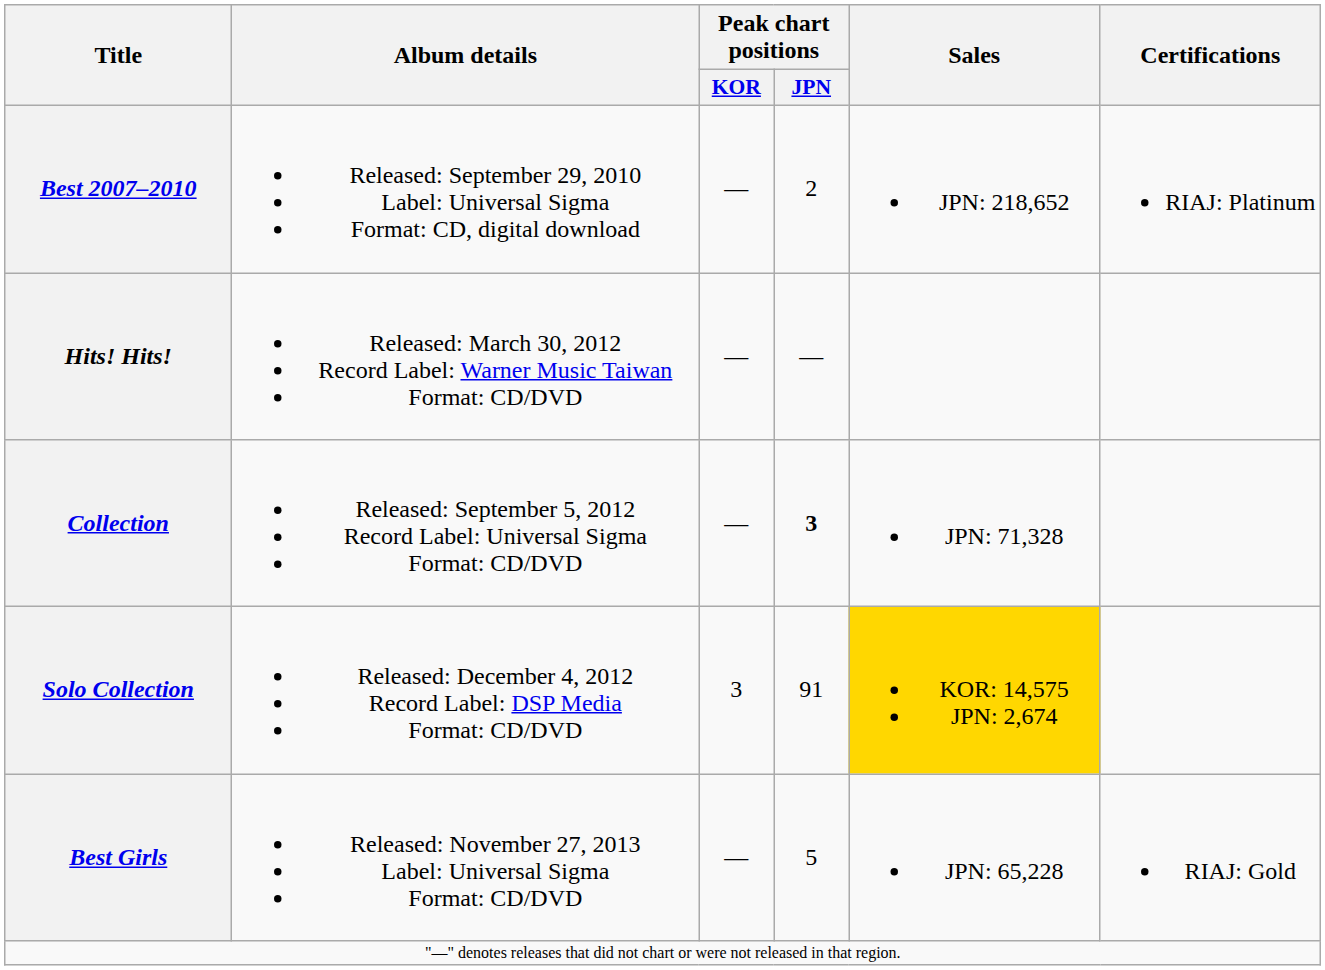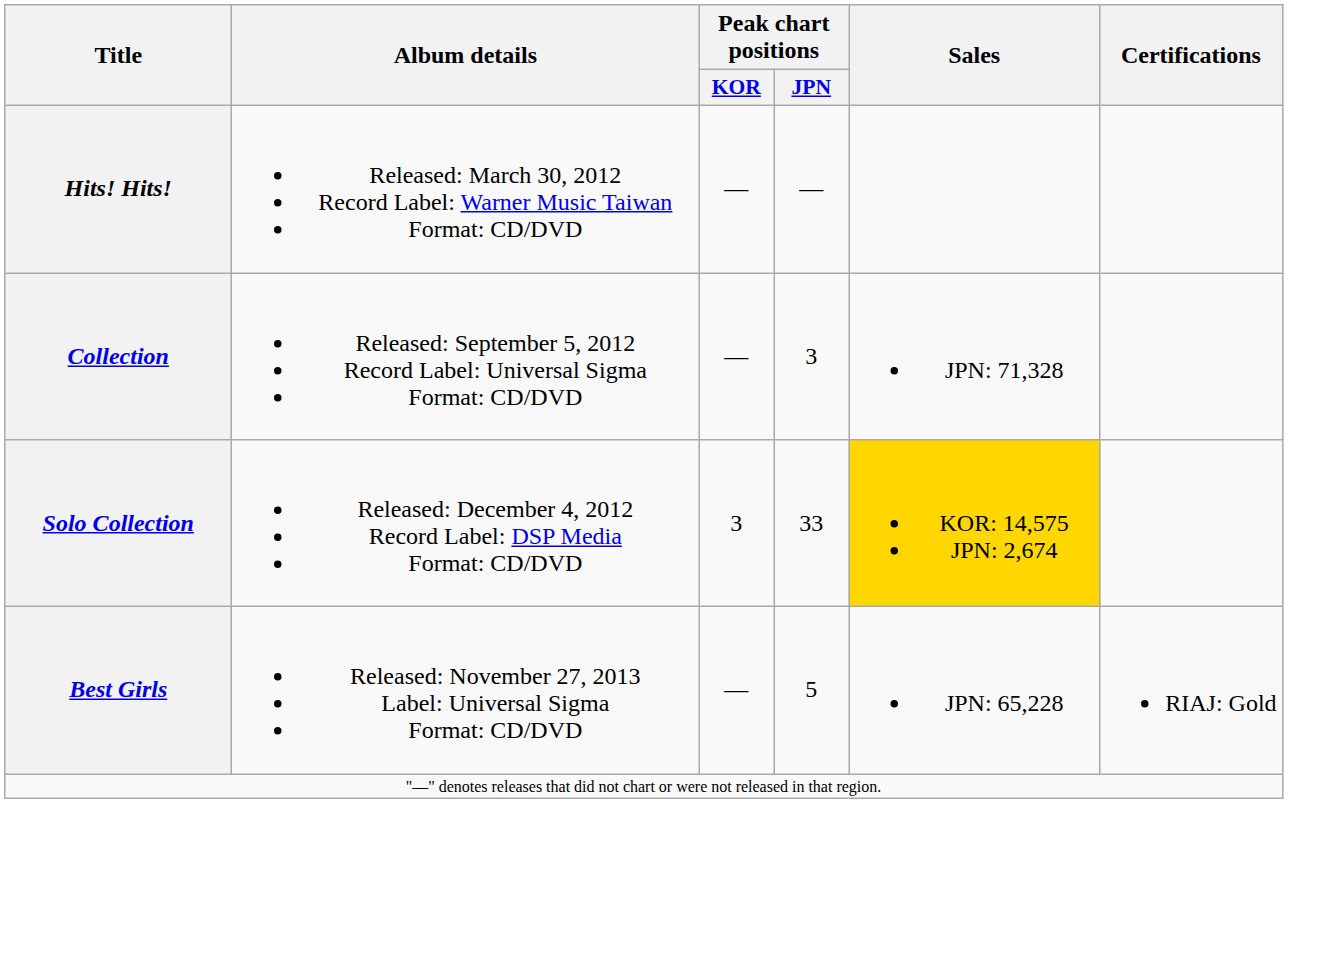- row: (118, 188)
(811, 522) bold -> (811, 355) normal
(811, 689) 91 -> (811, 522) 33
